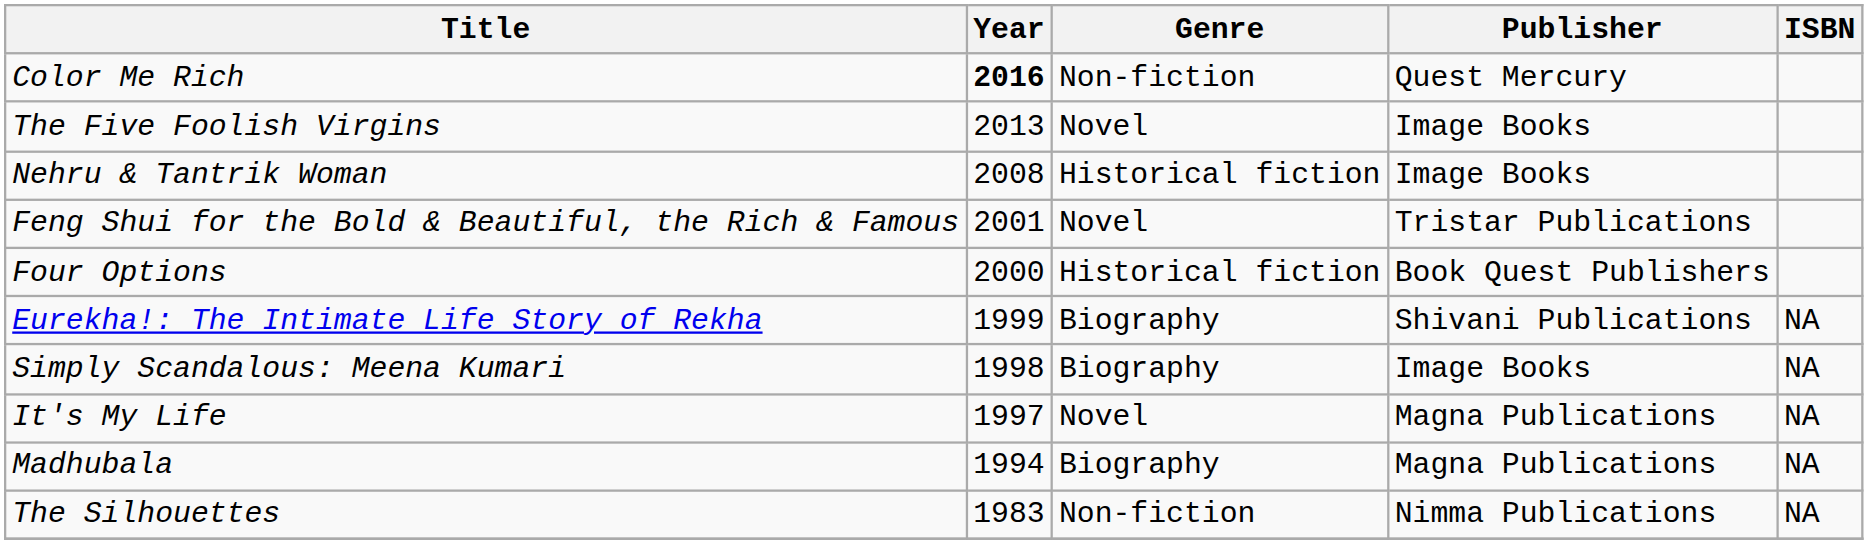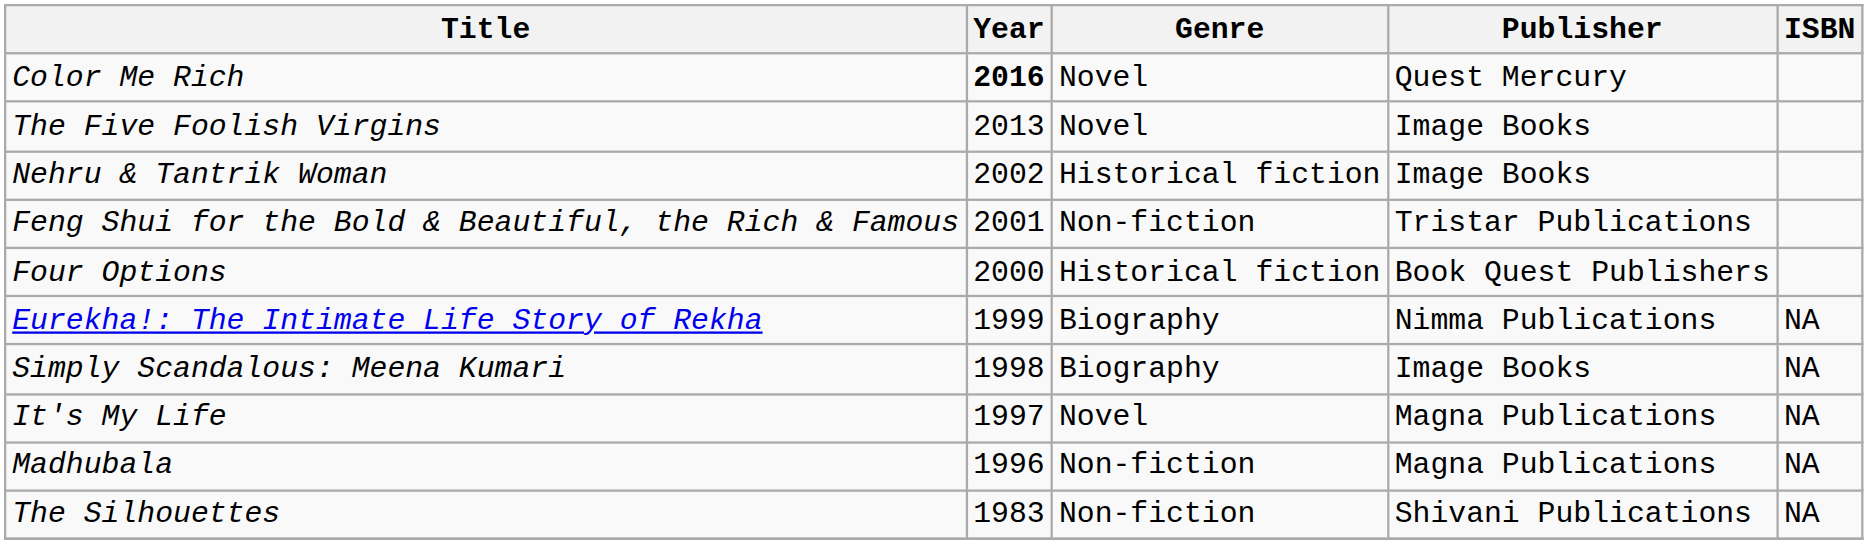(1157, 78) Non-fiction -> (1104, 78) Novel
(1009, 175) 2008 -> (1009, 175) 2002
(1104, 223) Novel -> (1157, 223) Non-fiction
(1573, 321) Shivani Publications -> (1555, 321) Nimma Publications
(1009, 466) 1994 -> (1009, 466) 1996
(1139, 466) Biography -> (1157, 466) Non-fiction
(1555, 515) Nimma Publications -> (1573, 515) Shivani Publications
